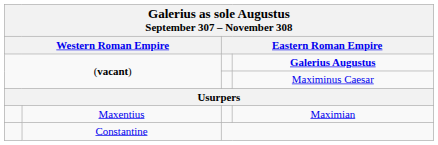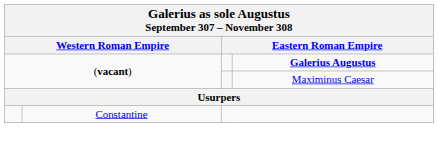- row: (333, 114)
